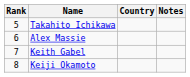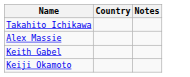- column: (16, 11)
